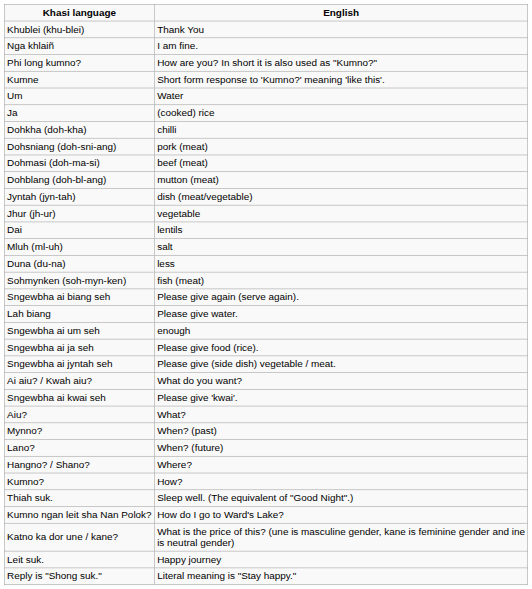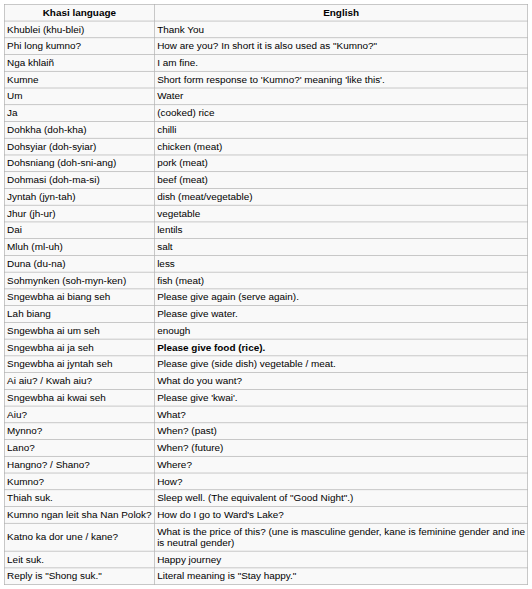rows swapped: (44, 63) <-> (31, 46)
+ row: (52, 146)
- row: (57, 180)
(208, 347) normal -> (211, 347) bold
